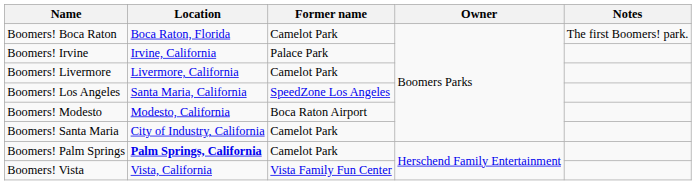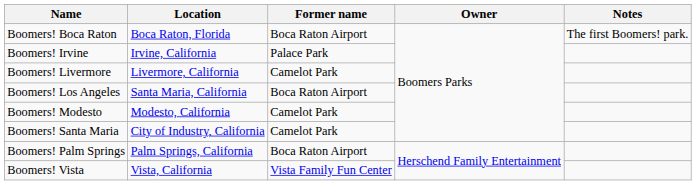(304, 33) Camelot Park -> (319, 33) Boca Raton Airport
(330, 92) SpeedZone Los Angeles -> (319, 92) Boca Raton Airport
(319, 111) Boca Raton Airport -> (304, 111) Camelot Park
(196, 151) bold -> (192, 151) normal
(304, 151) Camelot Park -> (319, 151) Boca Raton Airport
